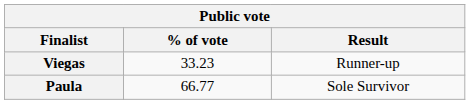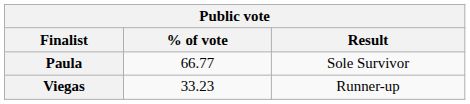rows swapped: (64, 87) <-> (64, 63)
